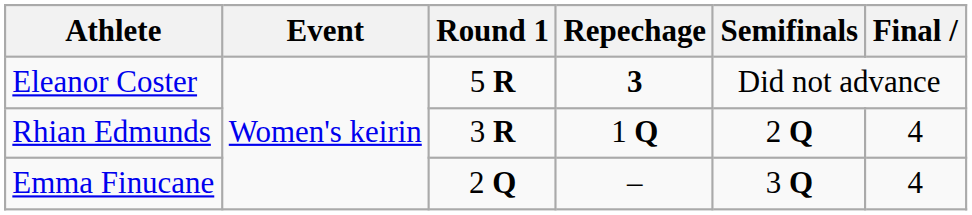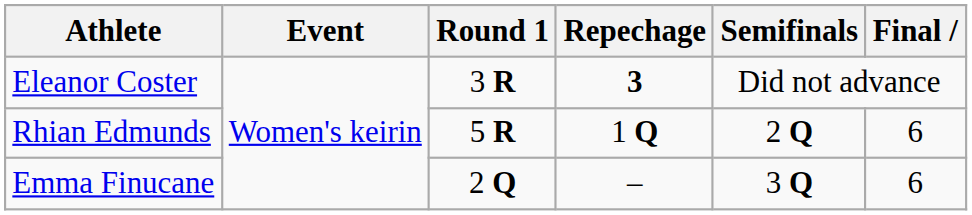(493, 81) 5 R -> (493, 81) 3 R
(493, 132) 3 R -> (493, 132) 5 R
(915, 132) 4 -> (915, 132) 6
(915, 183) 4 -> (915, 183) 6
